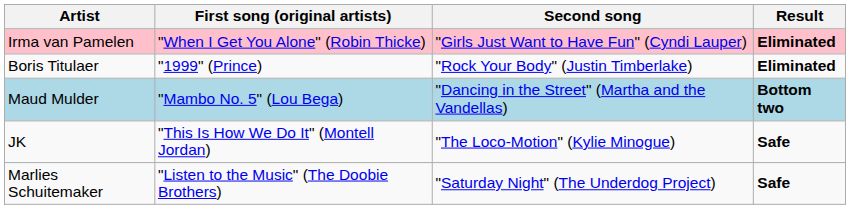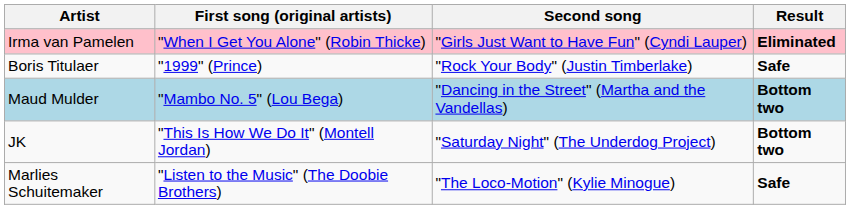(797, 66) Eliminated -> (774, 66) Safe
(555, 141) "The Loco-Motion" (Kylie Minogue) -> (576, 141) "Saturday Night" (The Underdog Project)
(774, 141) Safe -> (784, 141) Bottom two
(576, 183) "Saturday Night" (The Underdog Project) -> (555, 183) "The Loco-Motion" (Kylie Minogue)
